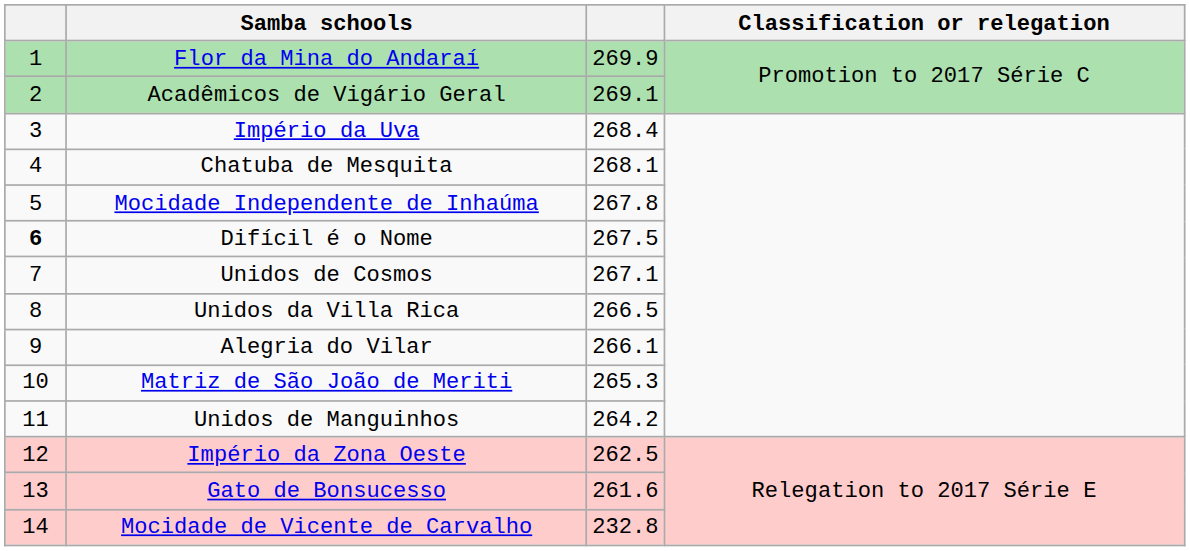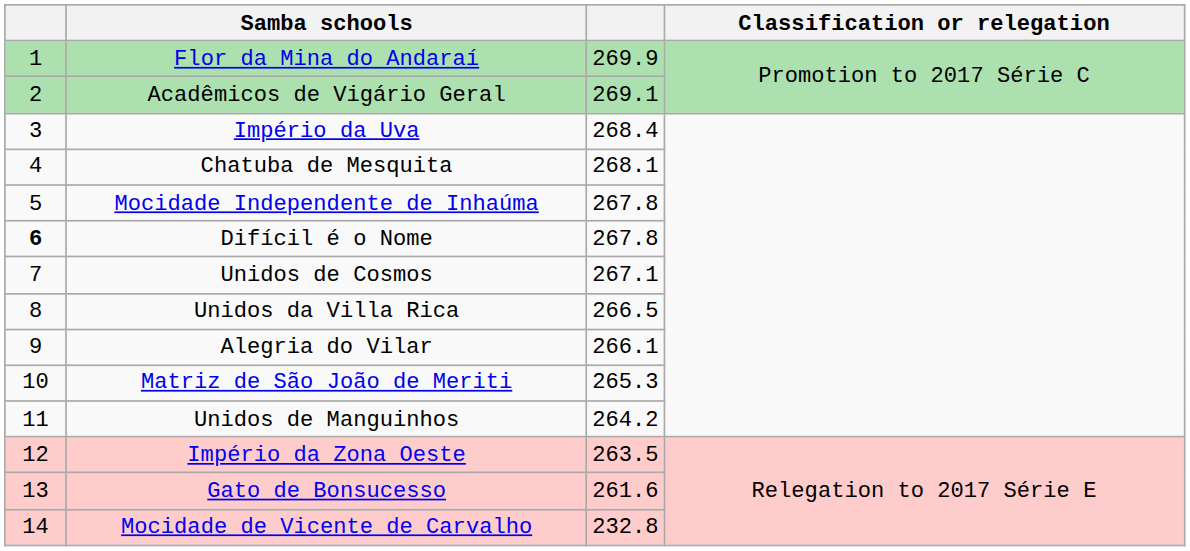(625, 239) 267.5 -> (625, 239) 267.8
(625, 455) 262.5 -> (625, 455) 263.5
